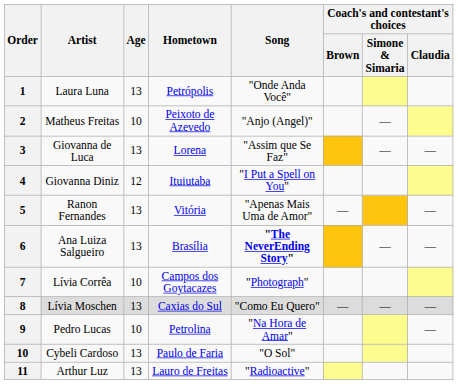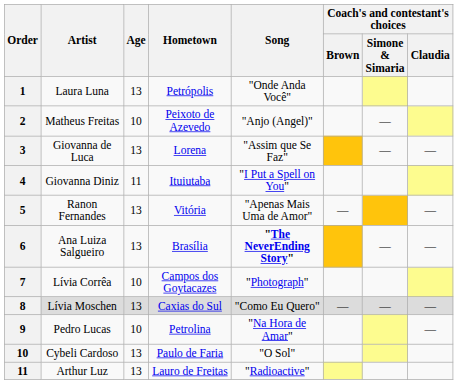(136, 180) 12 -> (136, 180) 11
